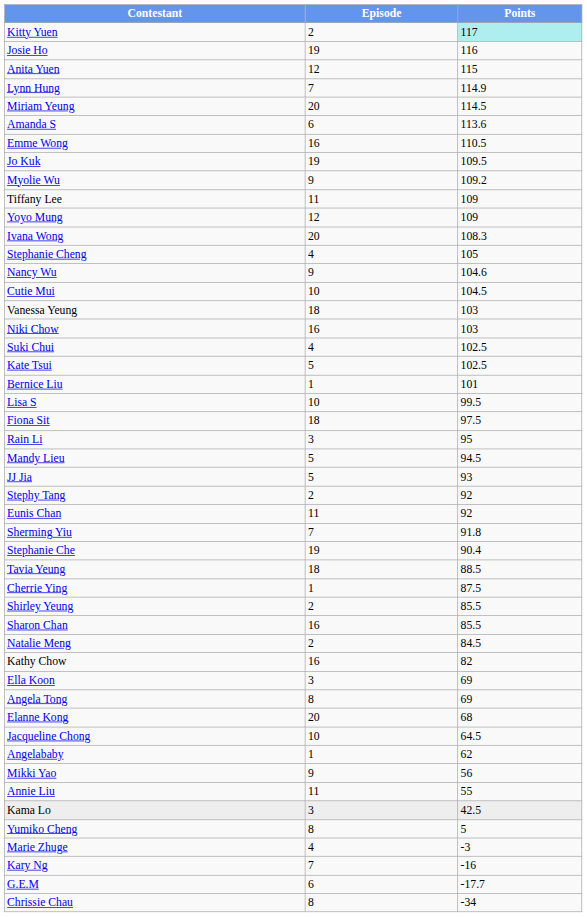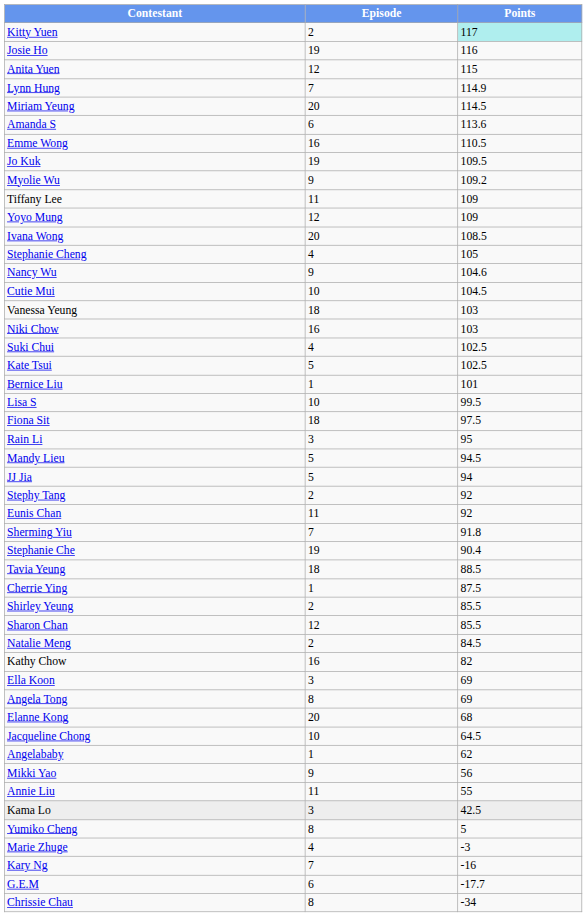(474, 236) 108.3 -> (474, 236) 108.5
(466, 476) 93 -> (466, 476) 94
(314, 625) 16 -> (314, 625) 12
